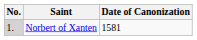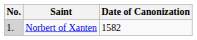(111, 27) 1581 -> (111, 27) 1582
